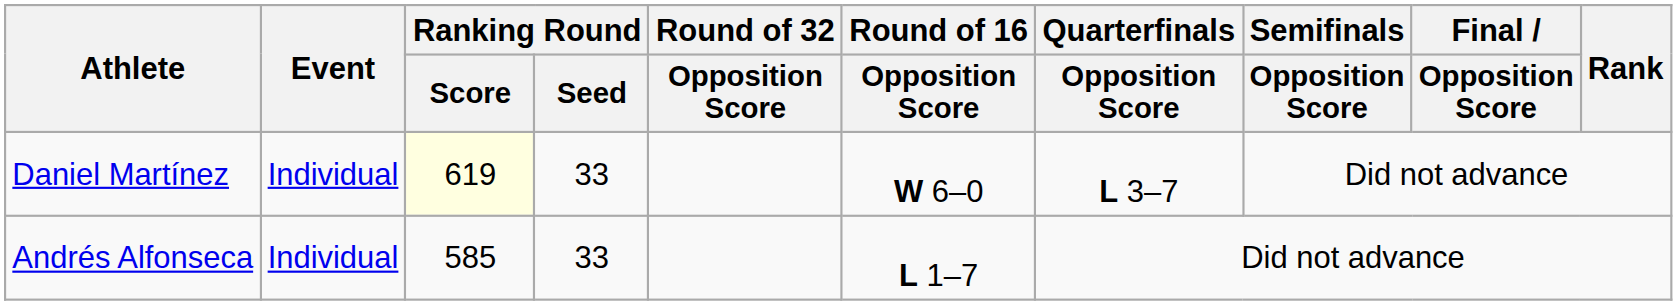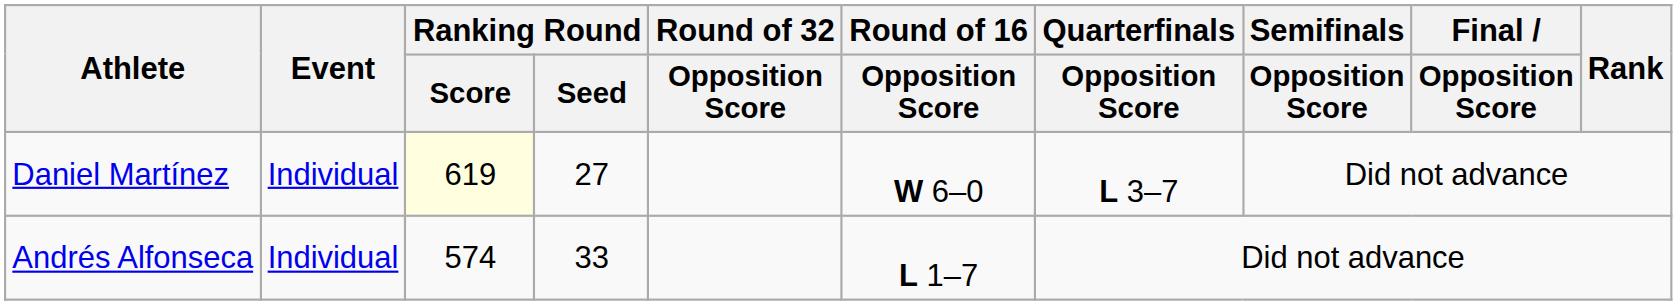(592, 174) 33 -> (592, 174) 27
(470, 258) 585 -> (470, 258) 574
